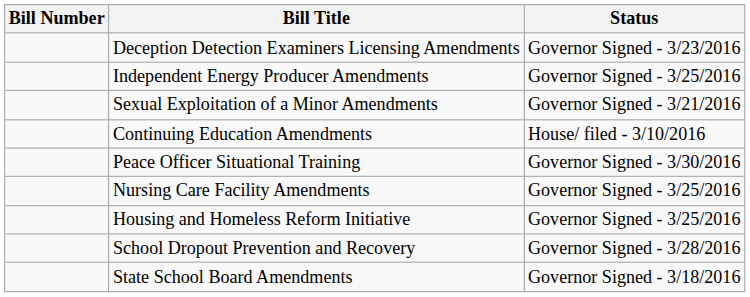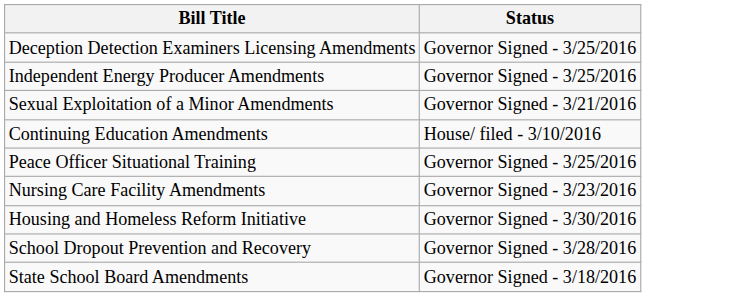- column: (57, 18)
(634, 47) Governor Signed - 3/23/2016 -> (530, 47) Governor Signed - 3/25/2016
(634, 162) Governor Signed - 3/30/2016 -> (530, 162) Governor Signed - 3/25/2016
(634, 190) Governor Signed - 3/25/2016 -> (530, 190) Governor Signed - 3/23/2016
(634, 219) Governor Signed - 3/25/2016 -> (530, 219) Governor Signed - 3/30/2016
